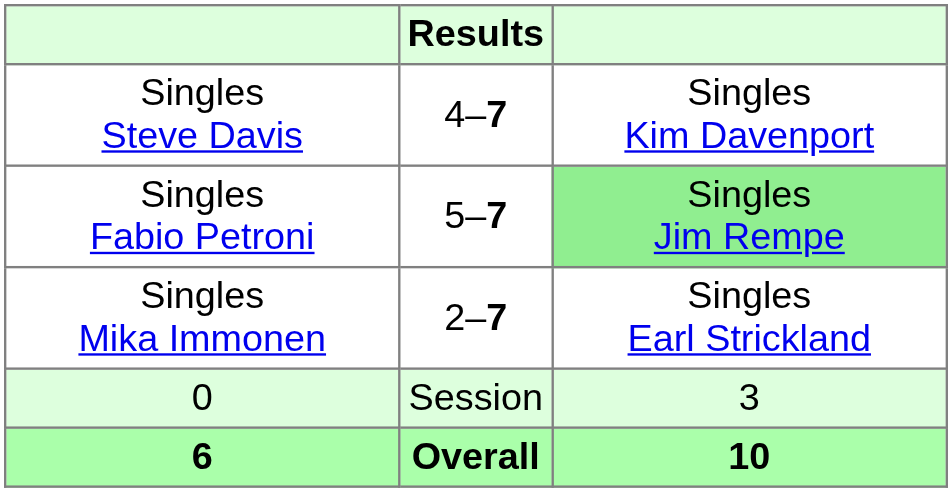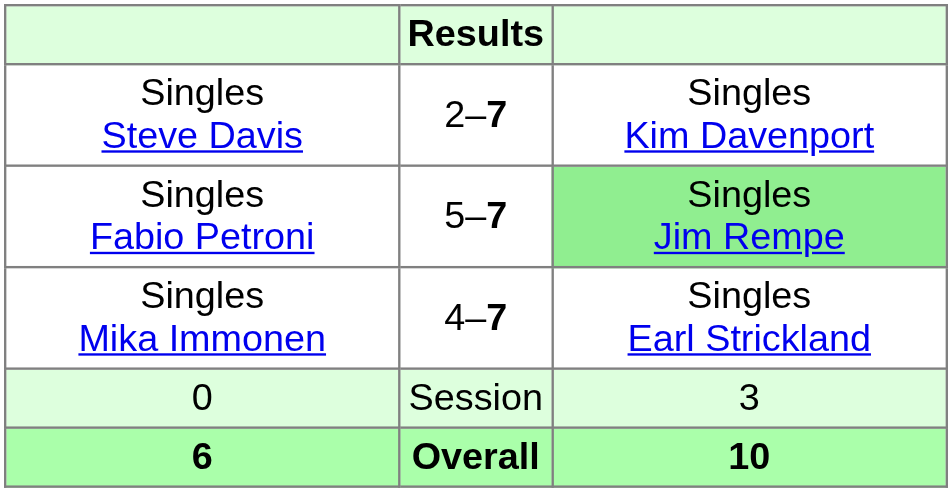(476, 114) 4–7 -> (476, 114) 2–7
(476, 317) 2–7 -> (476, 317) 4–7
